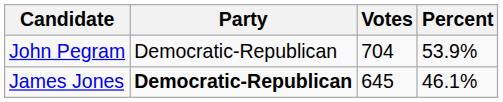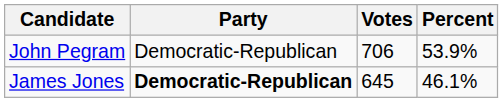(378, 50) 704 -> (378, 50) 706
